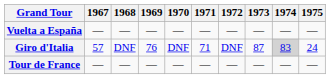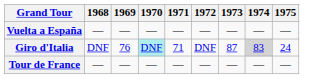- column: (98, 13)
(178, 47) no background -> (151, 47) paleturquoise background
